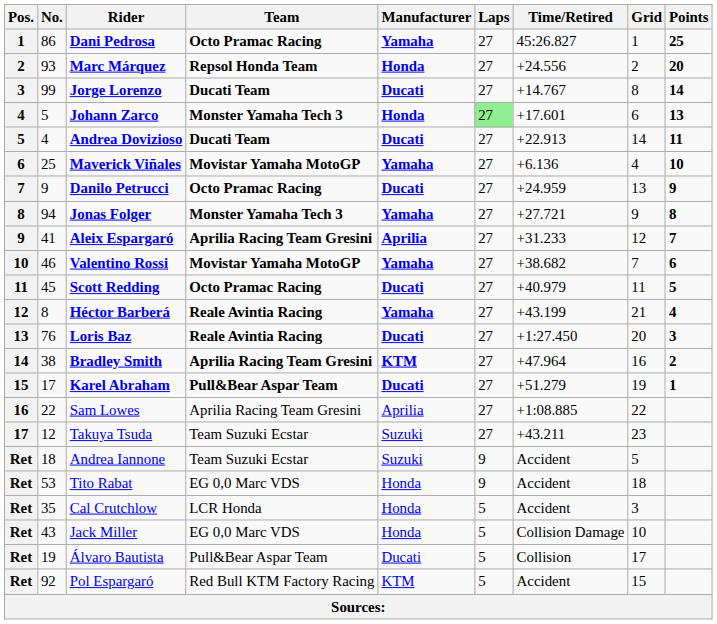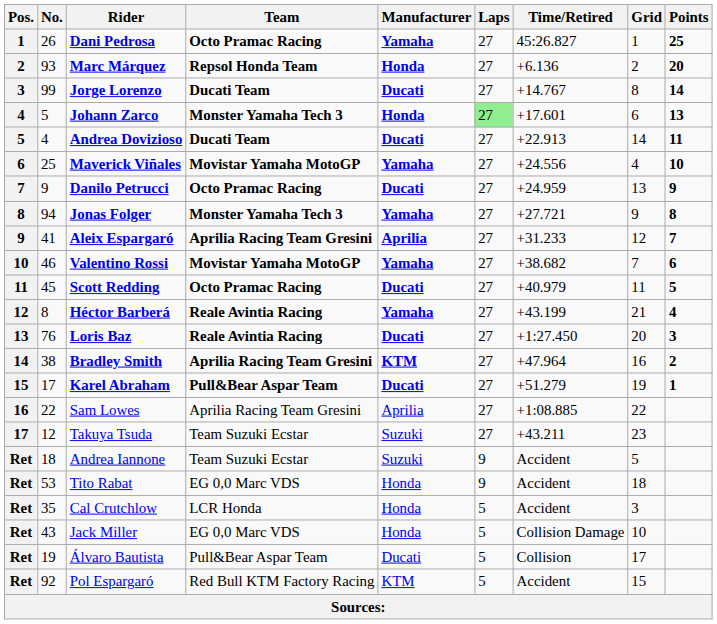(48, 41) 86 -> (48, 41) 26
(541, 66) +24.556 -> (537, 66) +6.136
(537, 164) +6.136 -> (541, 164) +24.556
